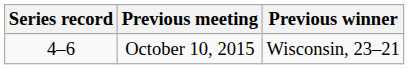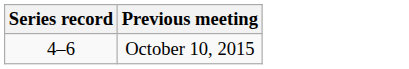- column: (333, 19)
